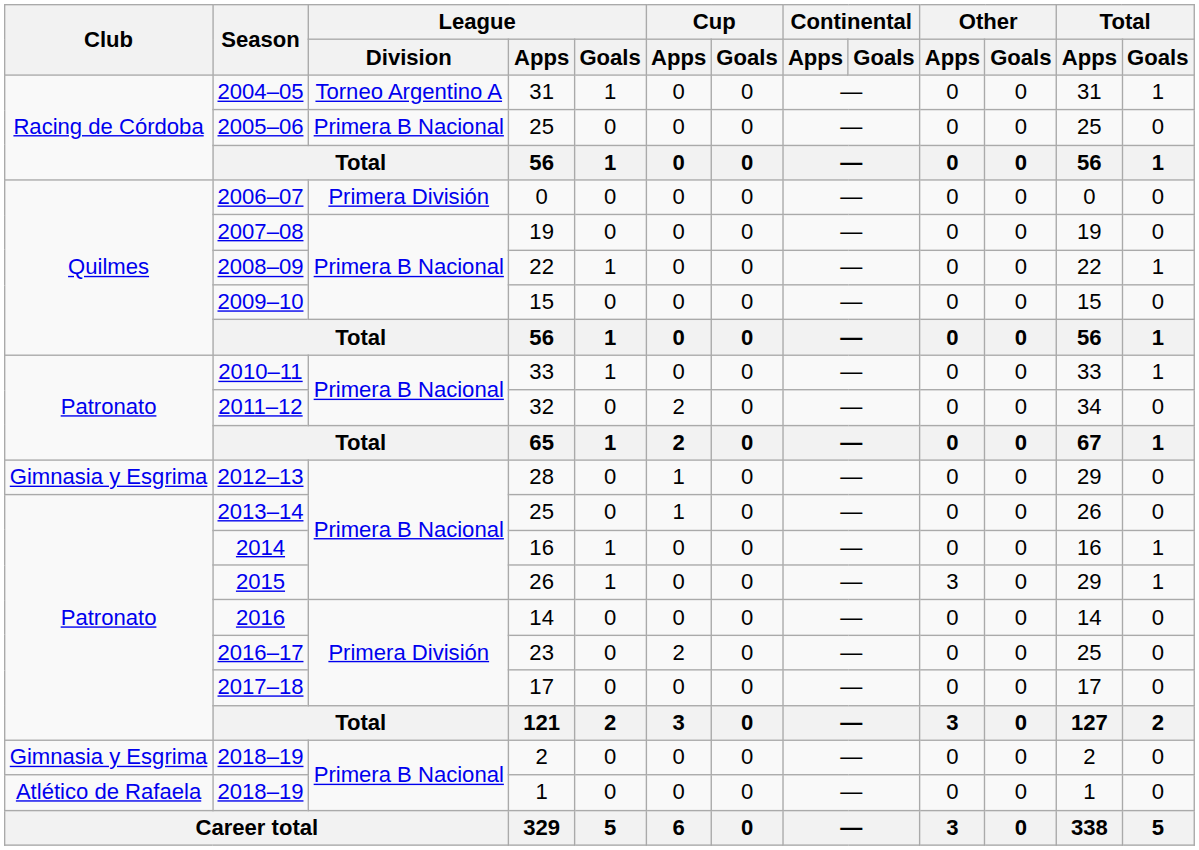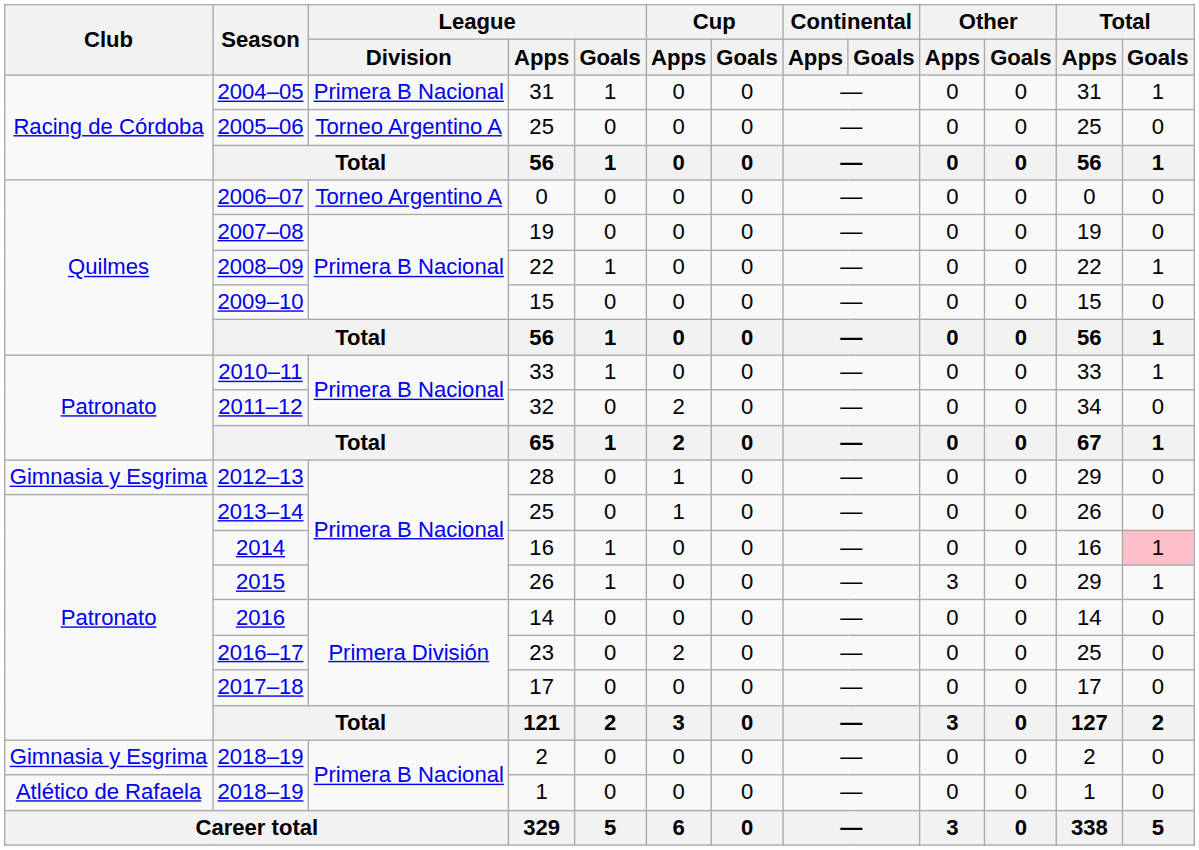(409, 92) Torneo Argentino A -> (409, 92) Primera B Nacional
(409, 127) Primera B Nacional -> (409, 127) Torneo Argentino A
(409, 197) Primera División -> (409, 197) Torneo Argentino A
(1158, 547) no background -> (1158, 547) pink background
